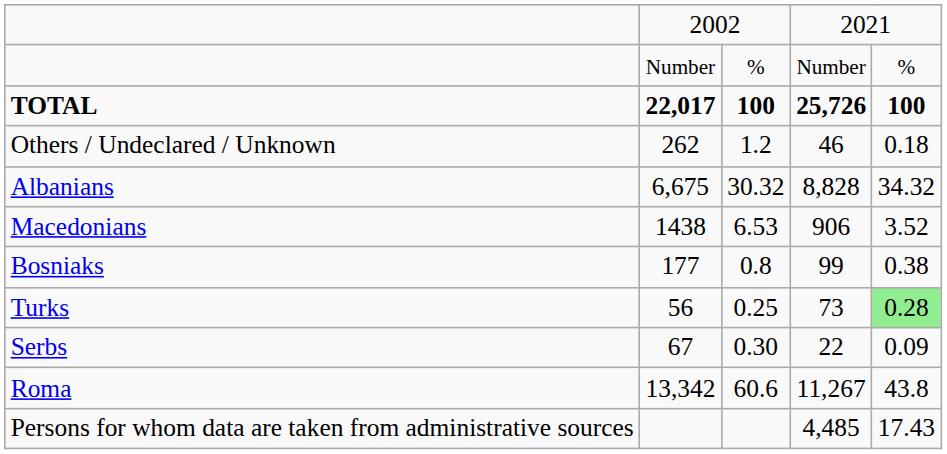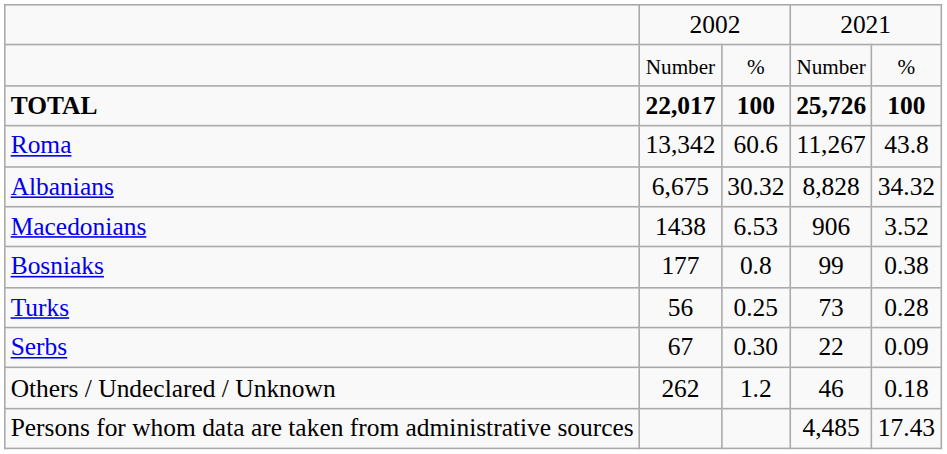rows swapped: (41, 387) <-> (173, 145)
(906, 307) lightgreen background -> (906, 307) no background
